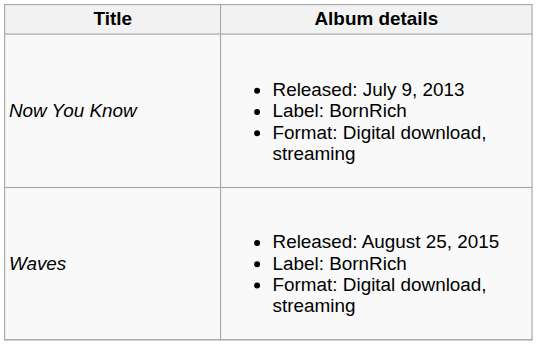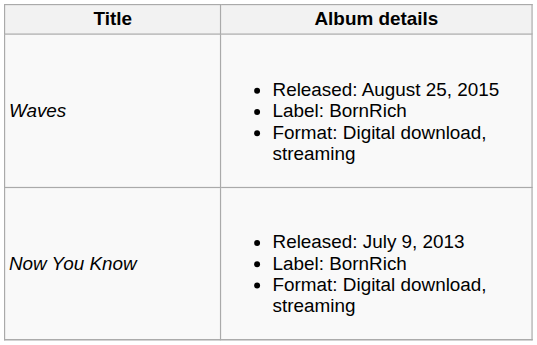rows swapped: (73, 110) <-> (38, 263)
